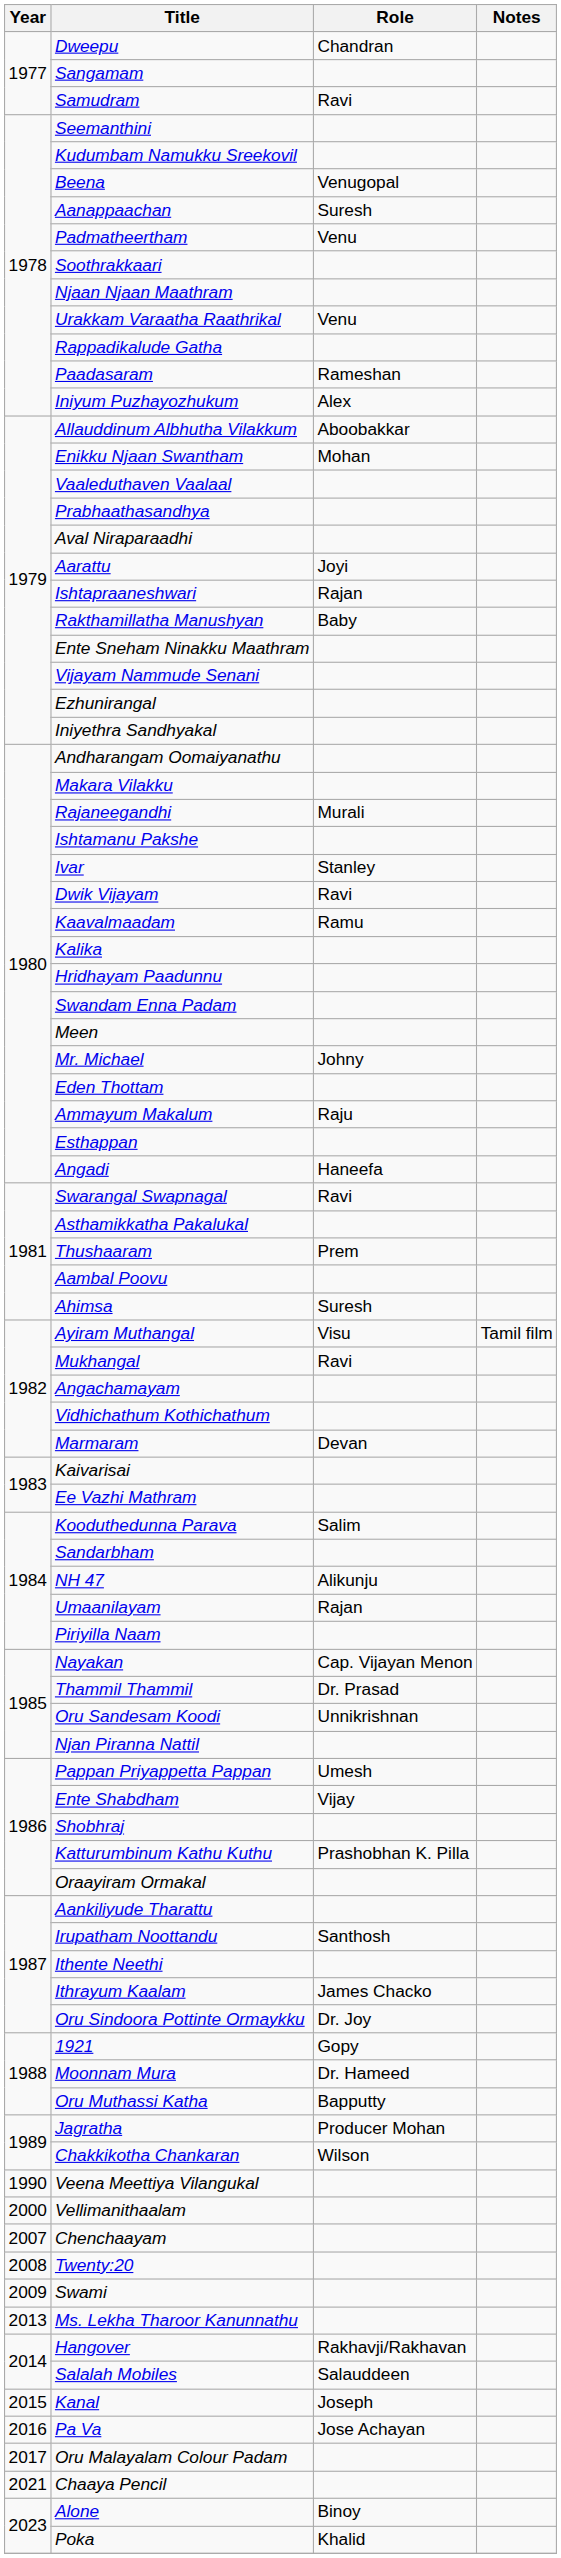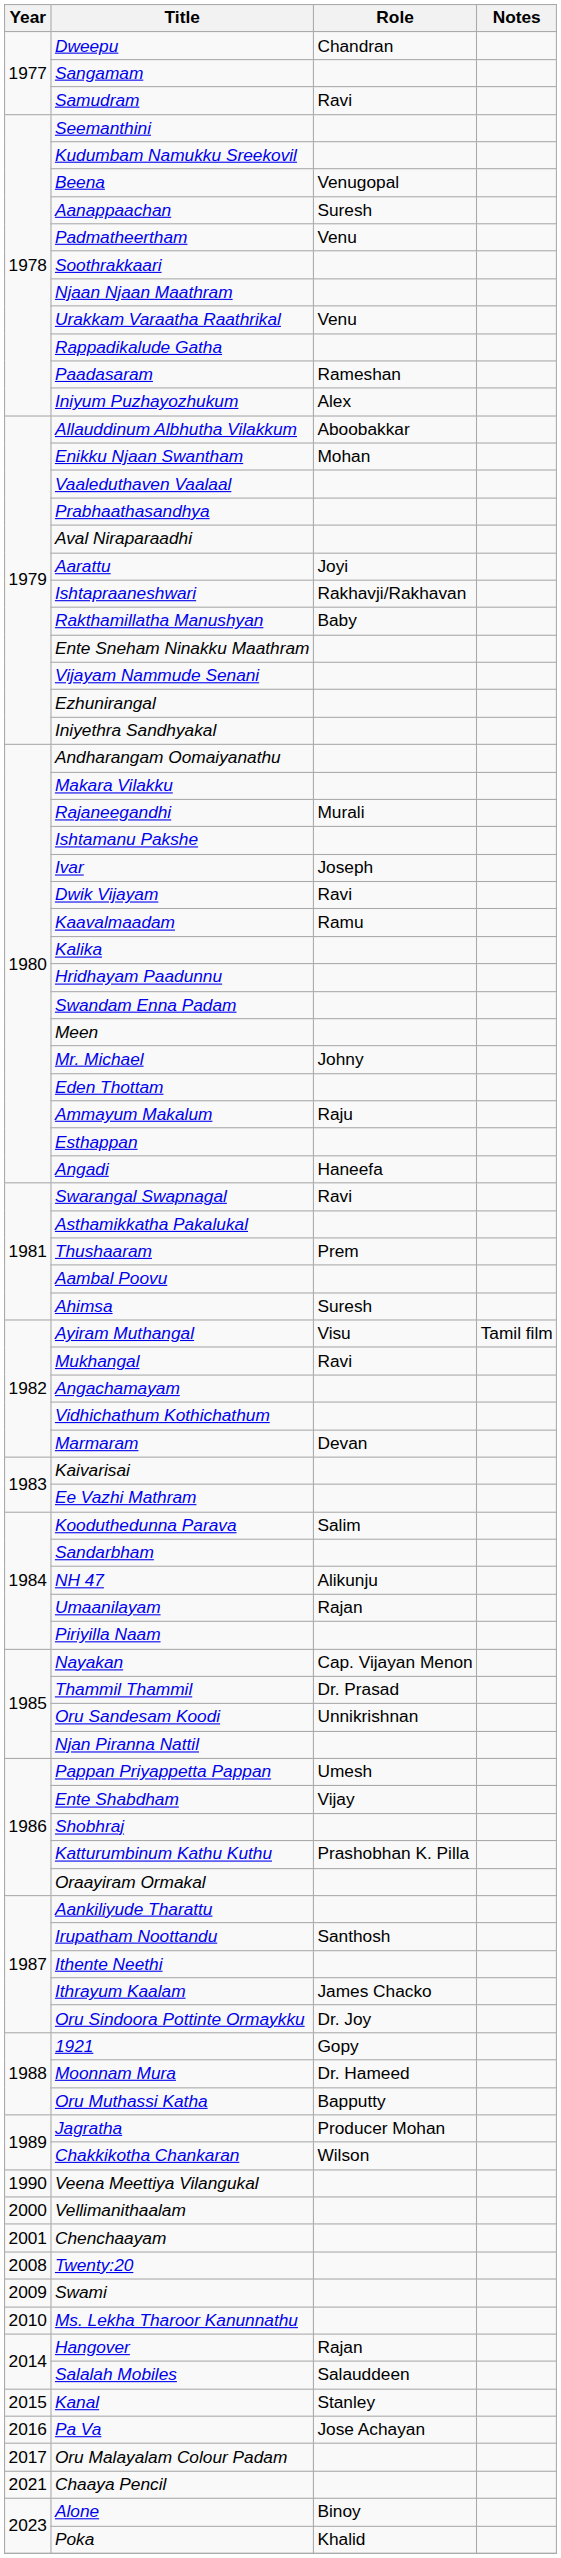(340, 593) Rajan -> (392, 593) Rakhavji/Rakhavan
(346, 867) Stanley -> (345, 867) Joseph
(28, 2238) 2007 -> (28, 2238) 2001
(28, 2320) 2013 -> (28, 2320) 2010
(392, 2347) Rakhavji/Rakhavan -> (340, 2347) Rajan
(345, 2402) Joseph -> (346, 2402) Stanley
